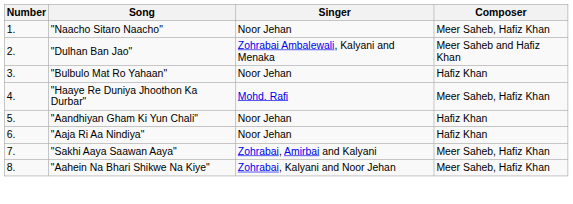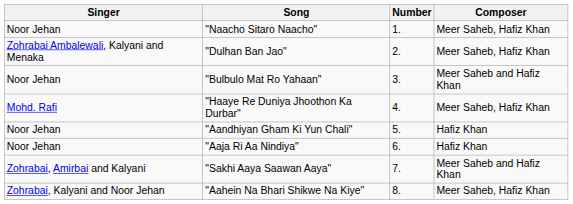columns swapped: (26, 12) <-> (335, 12)
(488, 51) Meer Saheb and Hafiz Khan -> (493, 51) Meer Saheb, Hafiz Khan
(462, 73) Hafiz Khan -> (488, 79) Meer Saheb and Hafiz Khan
(493, 151) Meer Saheb, Hafiz Khan -> (488, 169) Meer Saheb and Hafiz Khan
